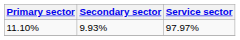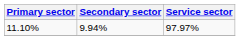(93, 27) 9.93% -> (93, 27) 9.94%
